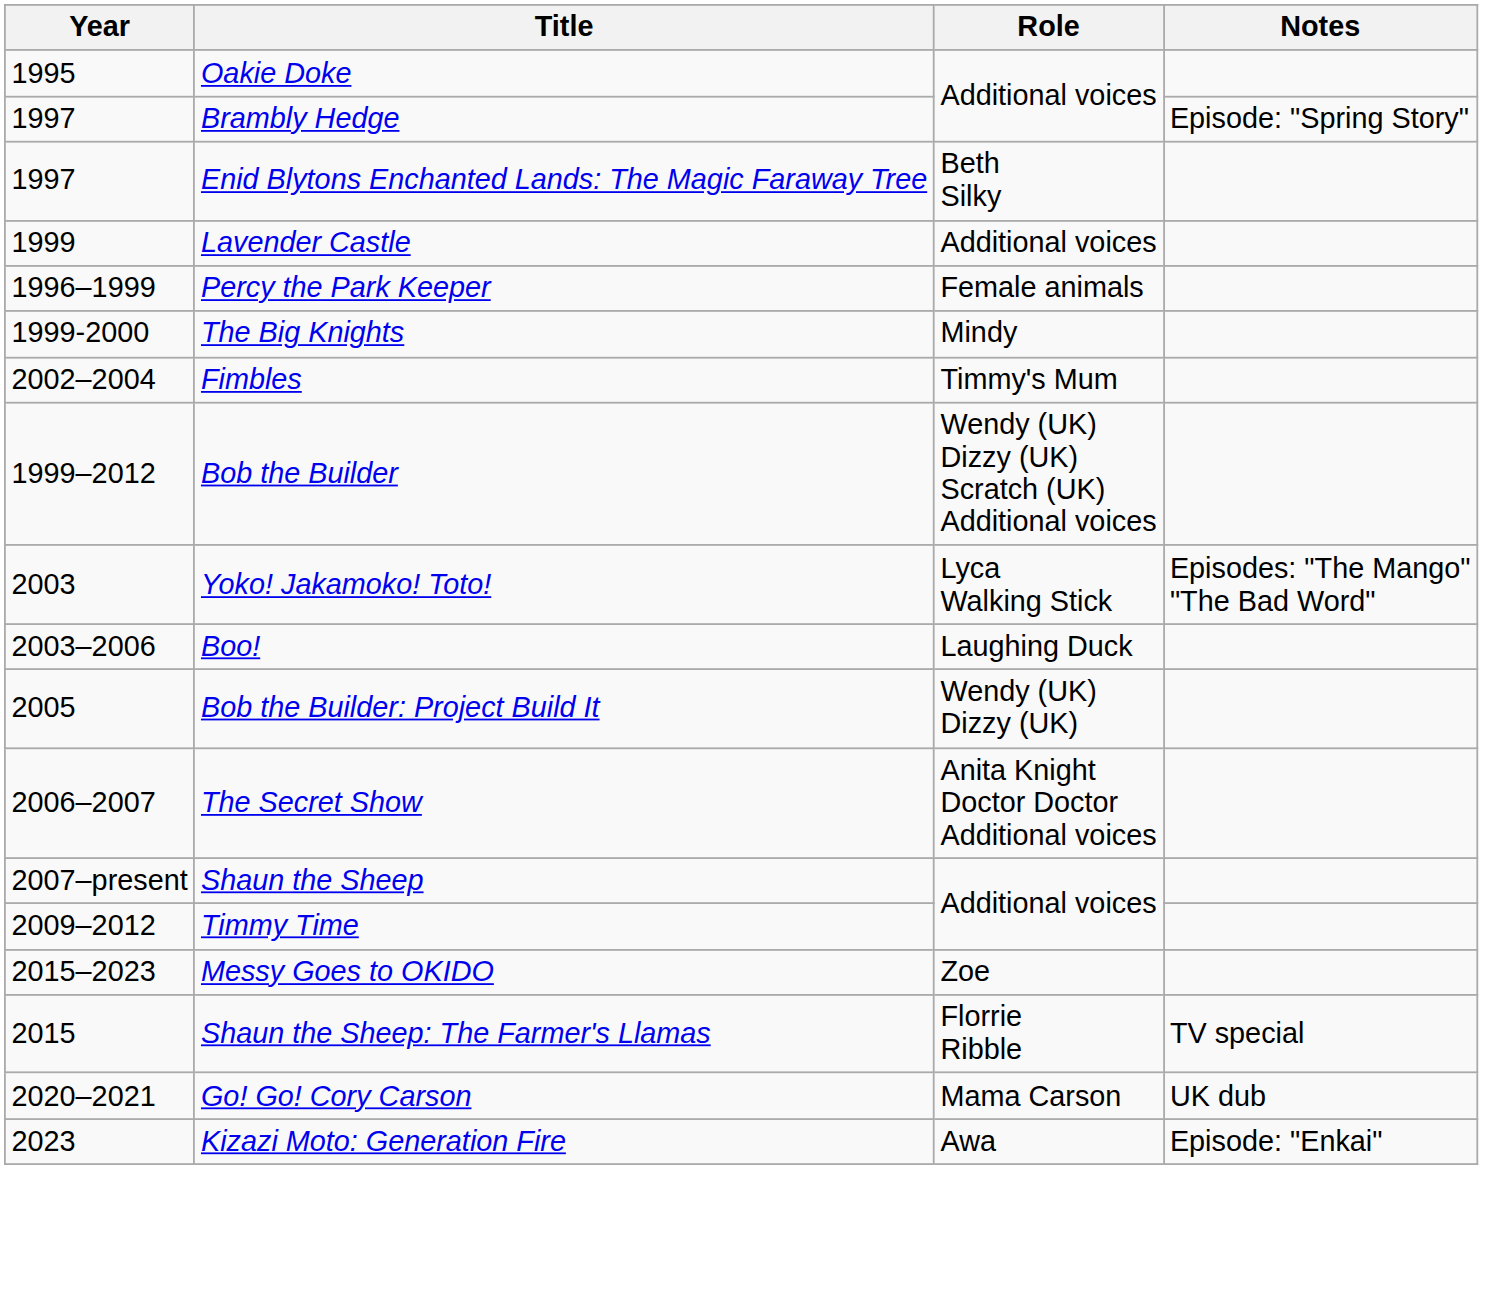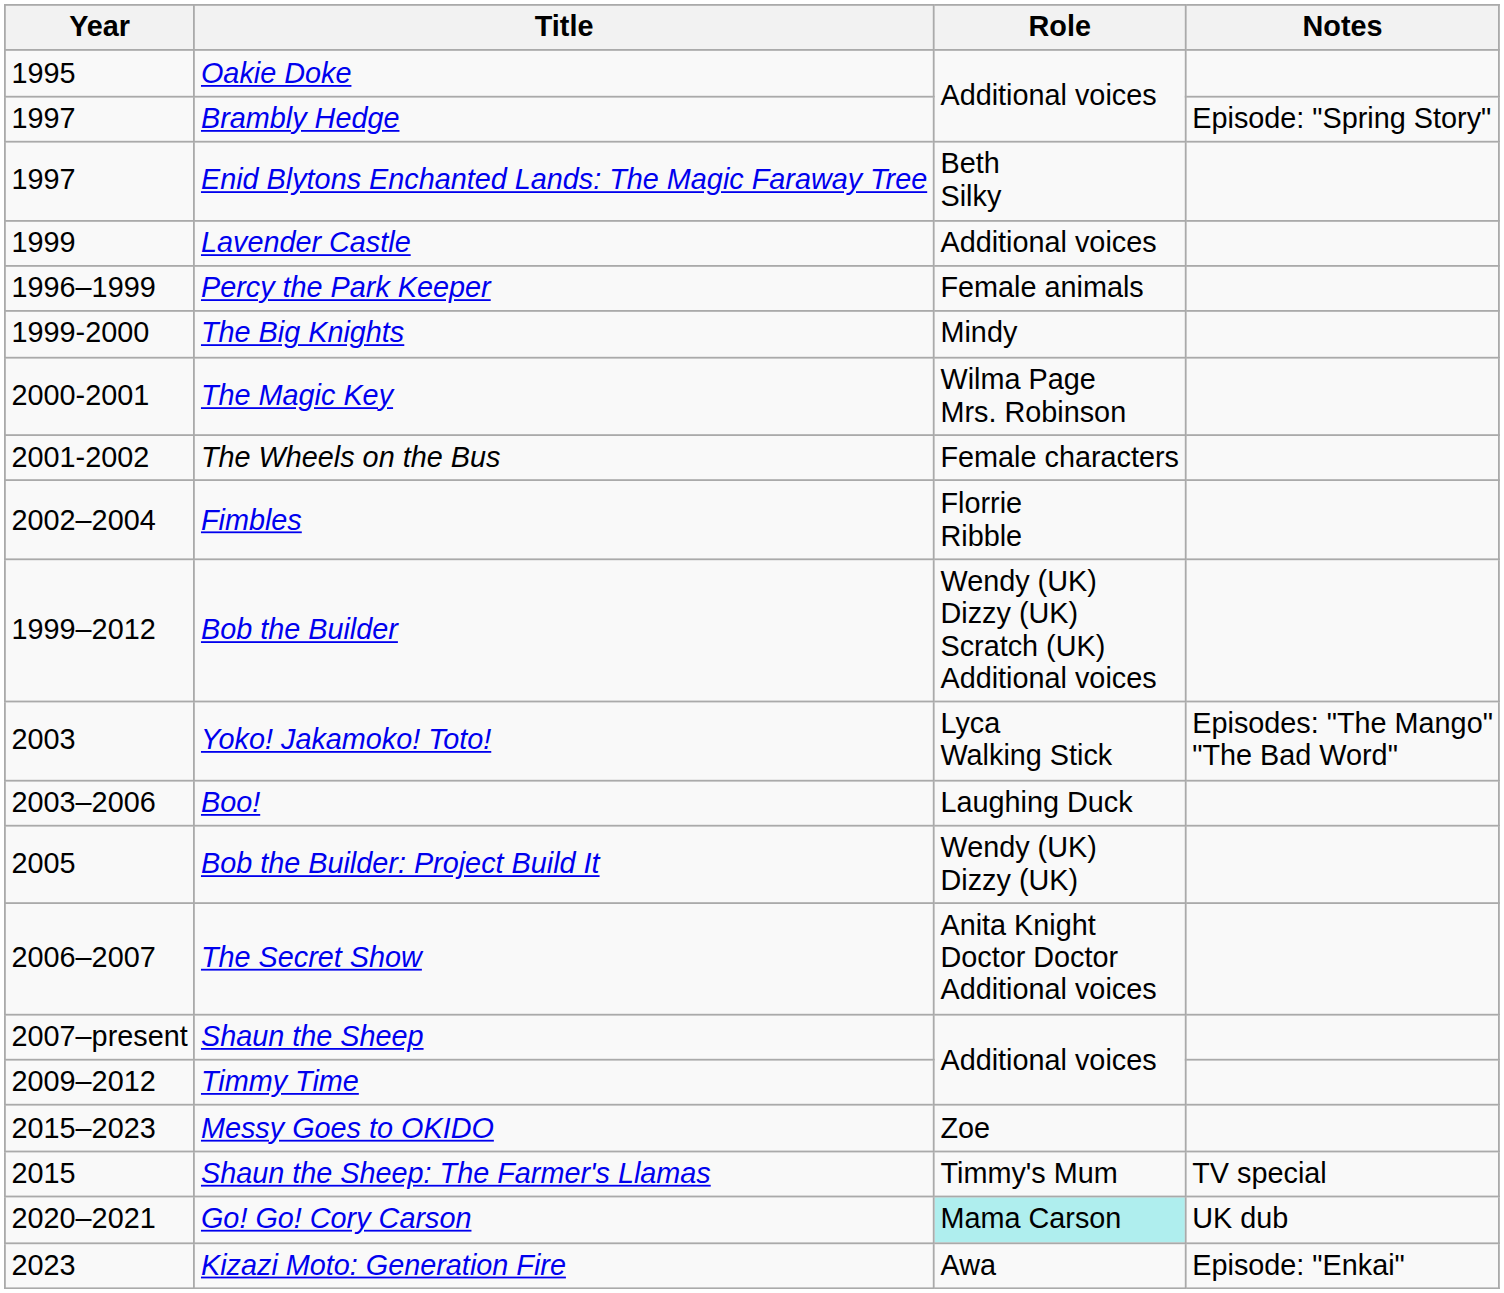+ row: (297, 395)
+ row: (351, 457)
(1029, 379) Timmy's Mum -> (981, 519) Florrie Ribble
(981, 1033) Florrie Ribble -> (1029, 1173) Timmy's Mum
(1031, 1095) no background -> (1031, 1219) paleturquoise background
